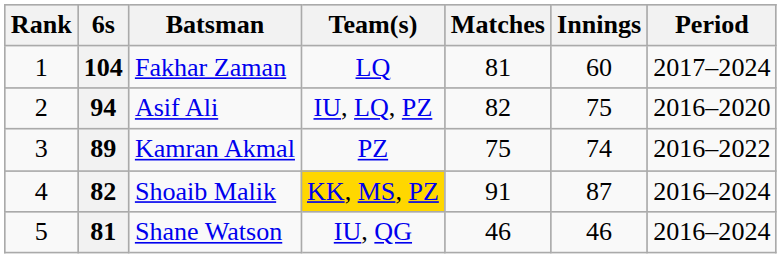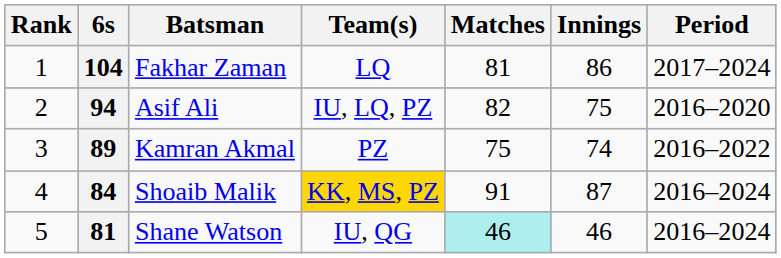(599, 66) 60 -> (599, 66) 86
(103, 190) 82 -> (103, 190) 84
(498, 231) no background -> (498, 231) paleturquoise background
